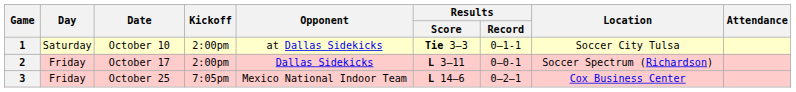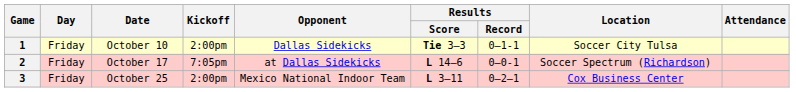(67, 46) Saturday -> (66, 46) Friday
(325, 46) at Dallas Sidekicks -> (323, 46) Dallas Sidekicks
(211, 62) 2:00pm -> (208, 62) 7:05pm
(325, 62) Dallas Sidekicks -> (323, 62) at Dallas Sidekicks
(446, 62) L 3–11 -> (444, 62) L 14–6
(211, 79) 7:05pm -> (208, 79) 2:00pm
(446, 79) L 14–6 -> (444, 79) L 3–11
